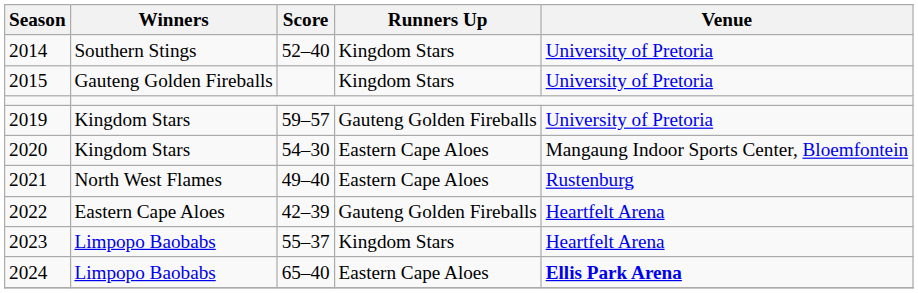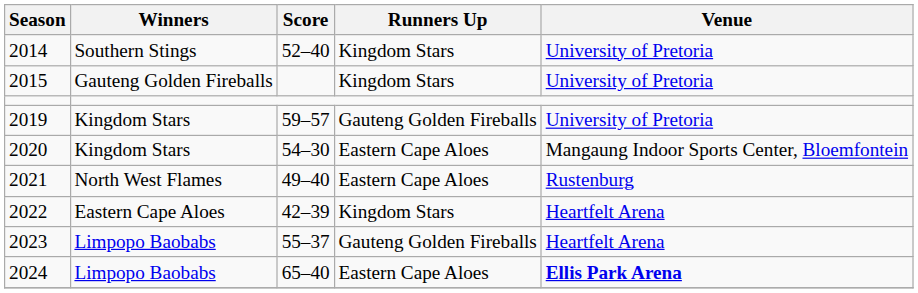(438, 211) Gauteng Golden Fireballs -> (396, 211) Kingdom Stars
(396, 241) Kingdom Stars -> (438, 241) Gauteng Golden Fireballs
